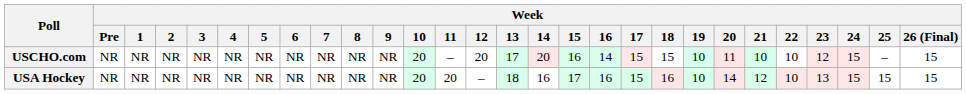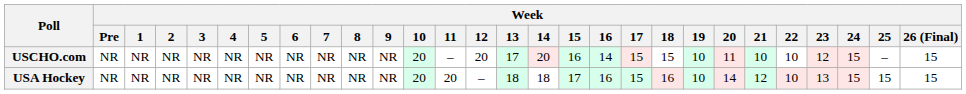(543, 78) 16 -> (543, 78) 18
